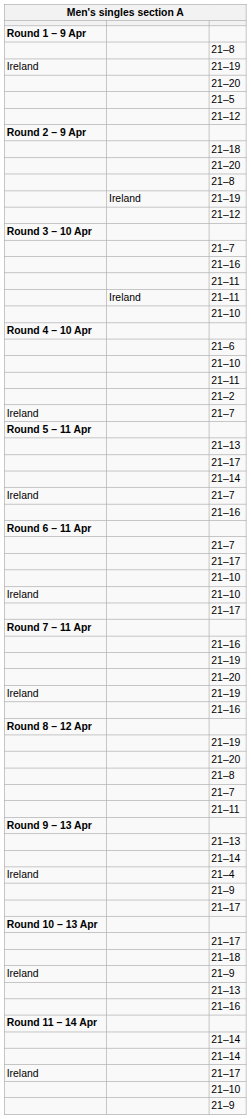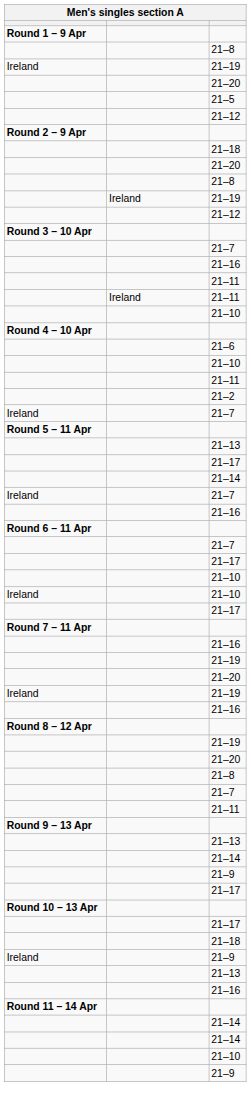- row: (23, 875)
- row: (23, 1073)
